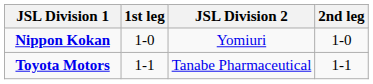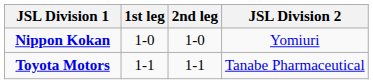columns swapped: (341, 16) <-> (241, 16)
